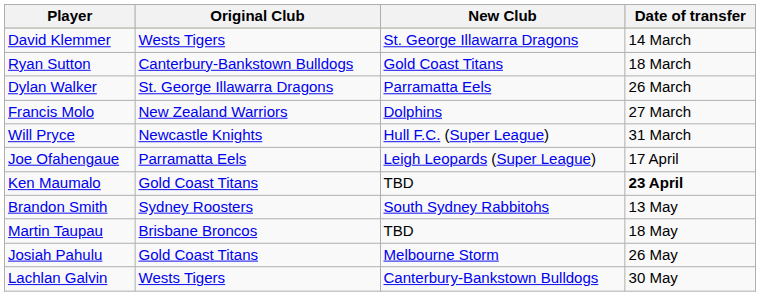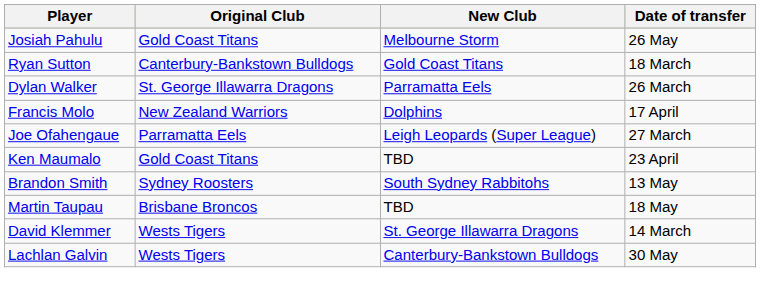rows swapped: (59, 40) <-> (55, 254)
(660, 111) 27 March -> (654, 111) 17 April
- row: (41, 135)
(654, 159) 17 April -> (660, 135) 27 March
(656, 183) bold -> (654, 159) normal
